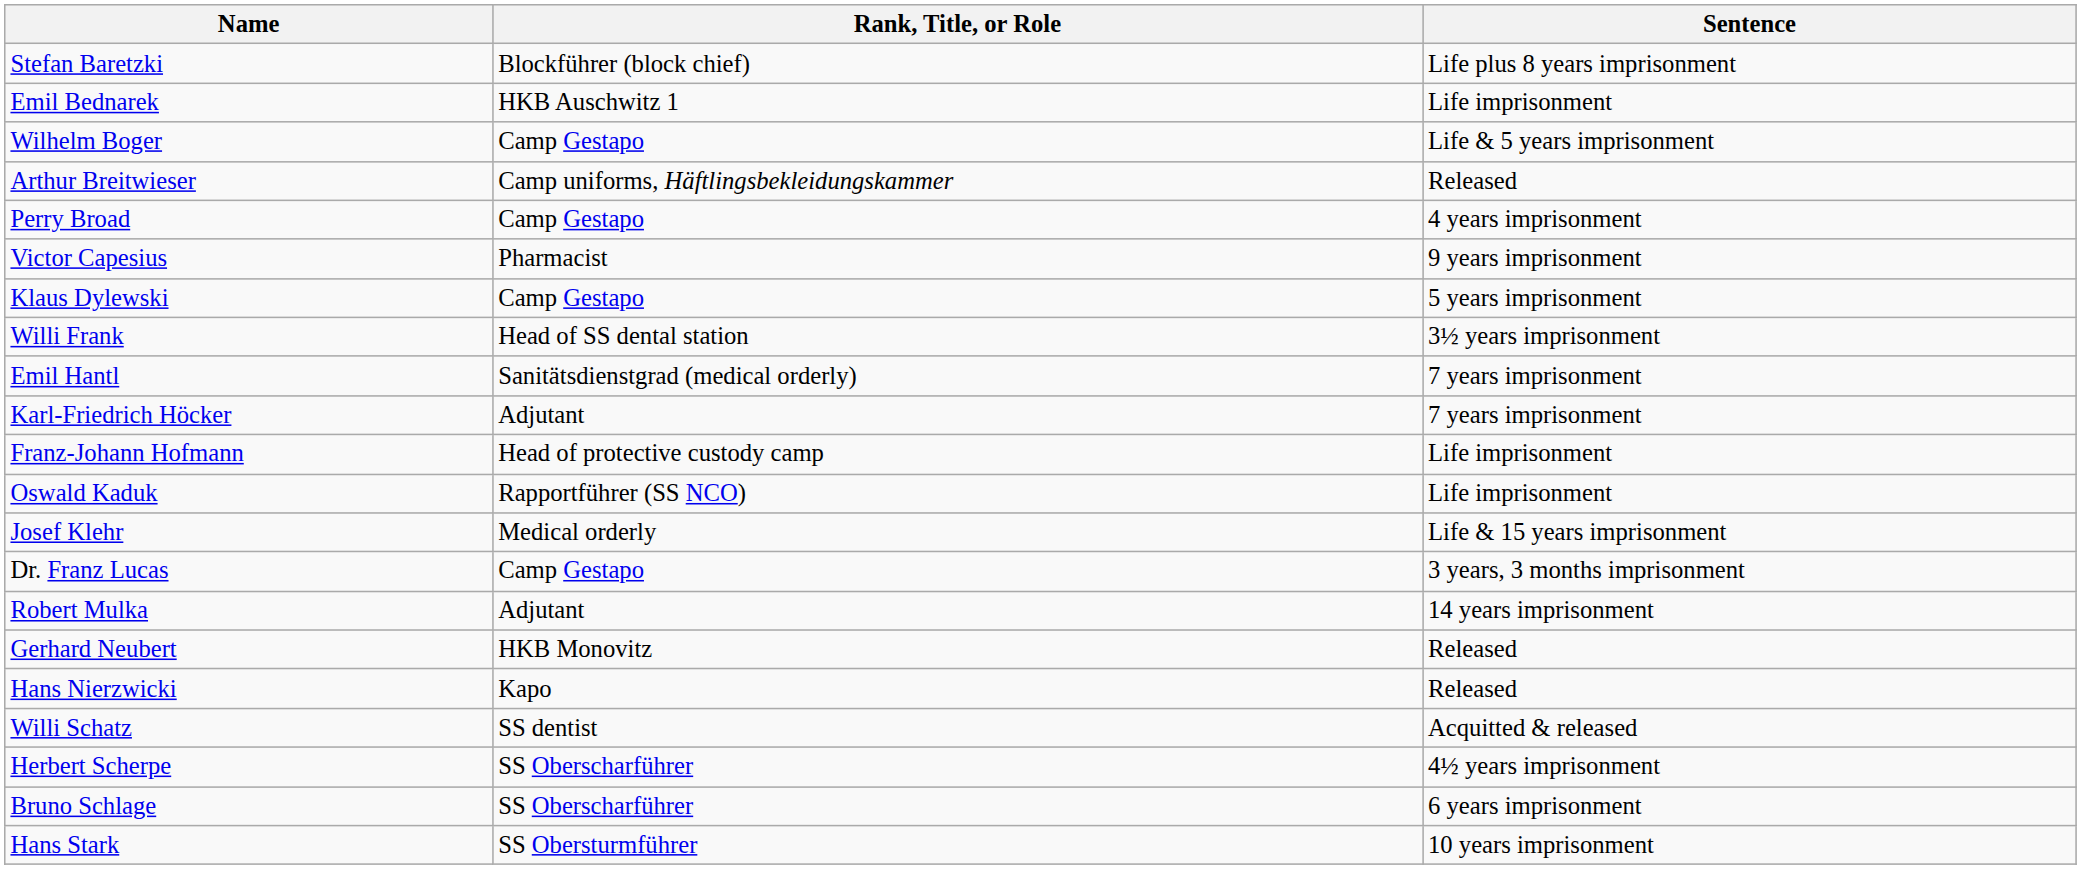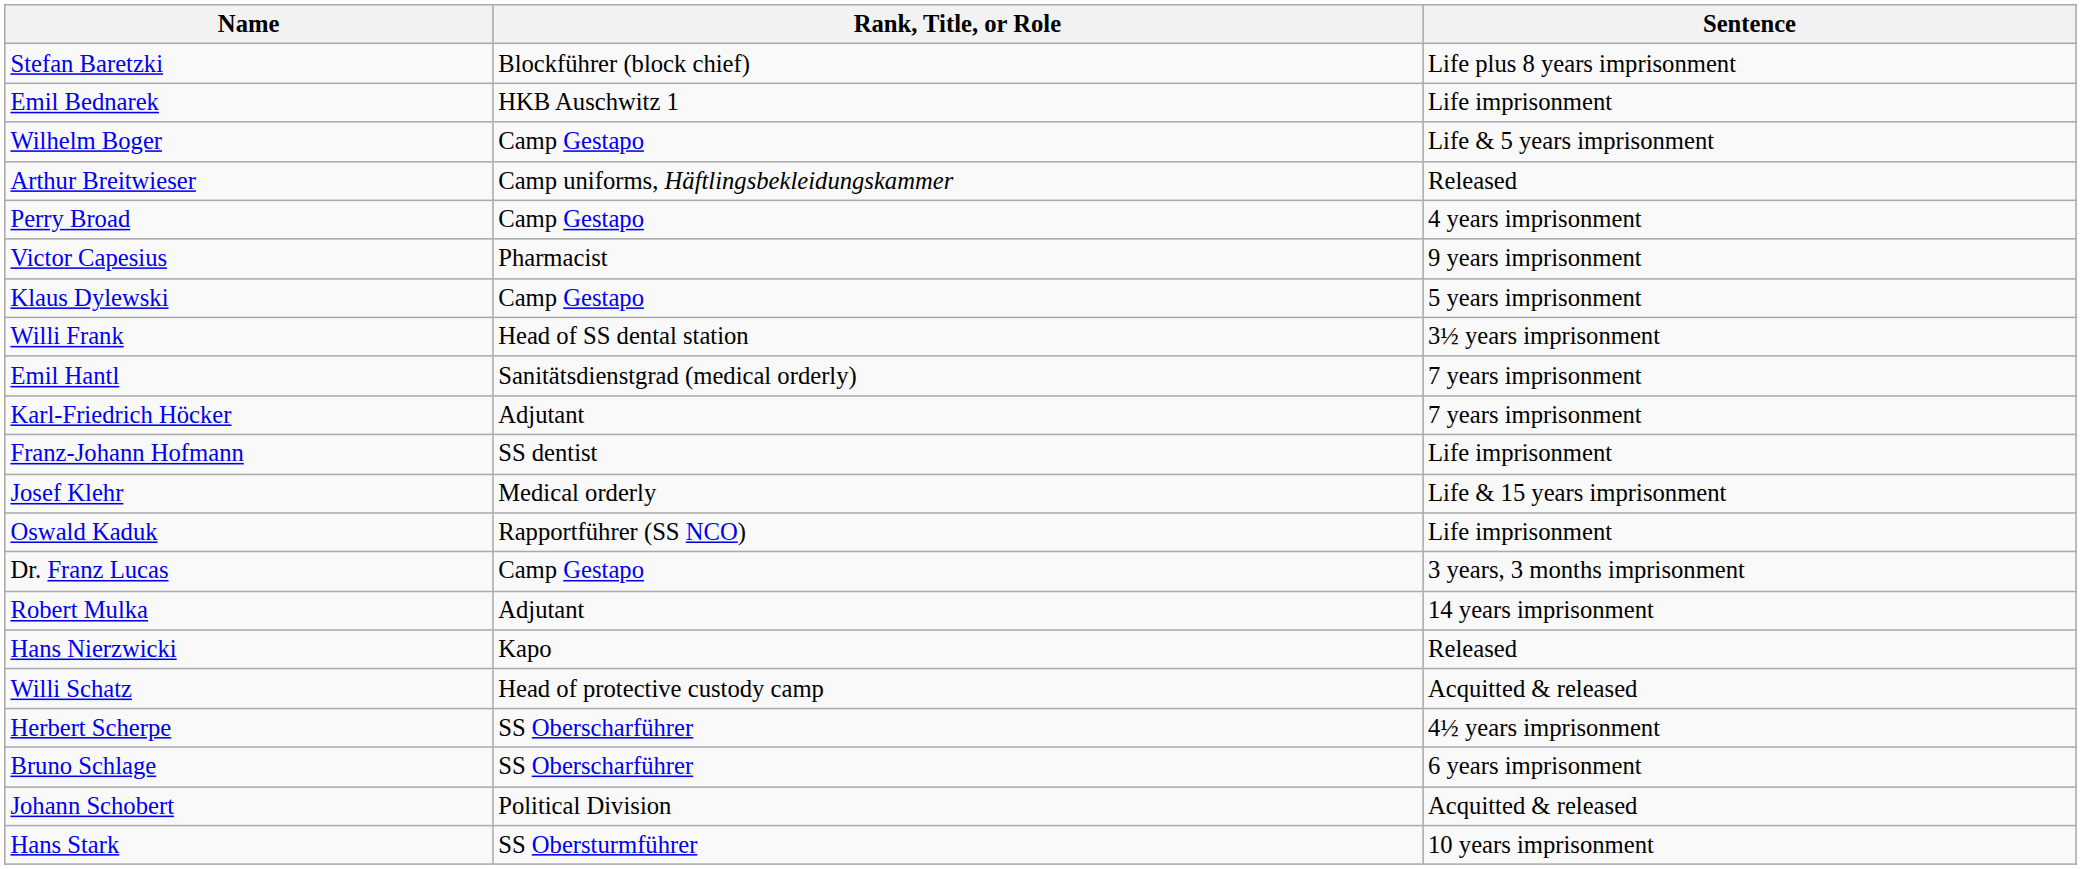(661, 453) Head of protective custody camp -> (548, 453) SS dentist
rows swapped: (84, 492) <-> (67, 532)
- row: (94, 649)
(548, 727) SS dentist -> (661, 688) Head of protective custody camp
+ row: (92, 805)
